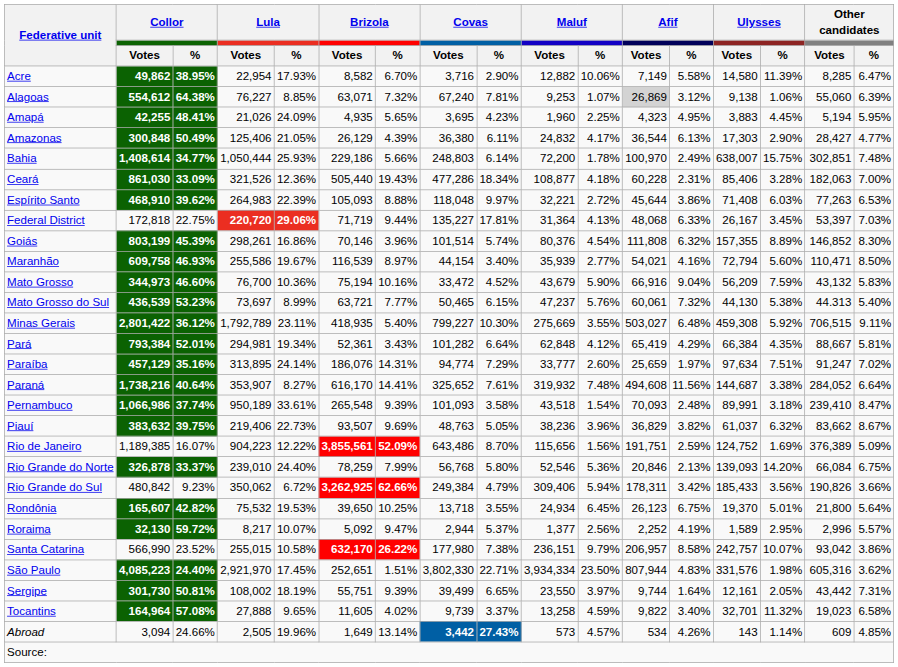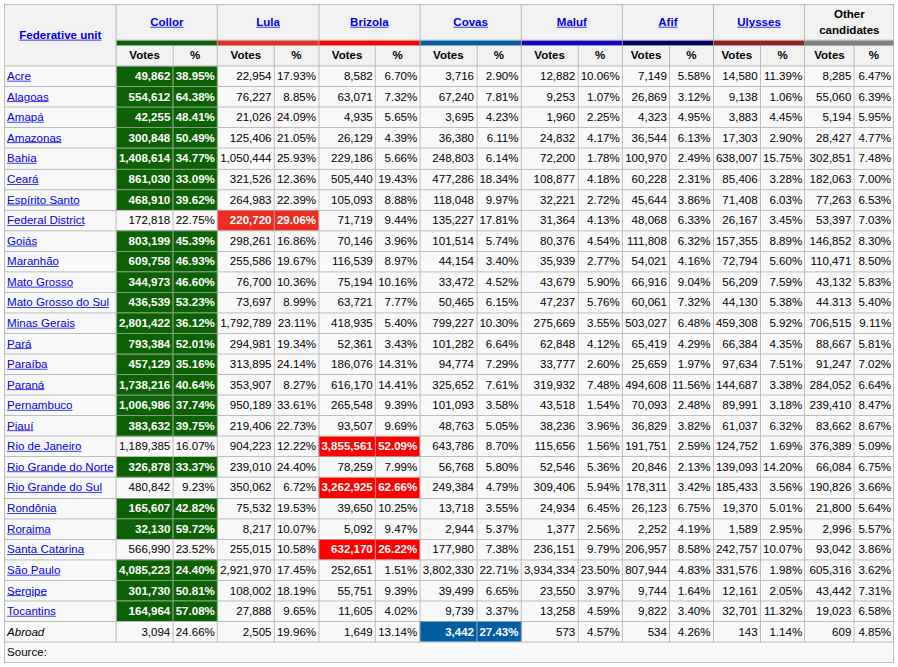(649, 97) lightgrey background -> (649, 97) no background
(145, 405) 1,066,986 -> (145, 405) 1,006,986
(453, 446) 643,486 -> (453, 446) 643,786
